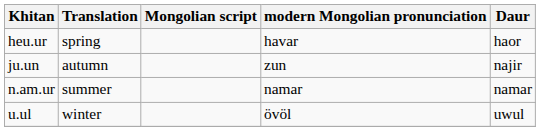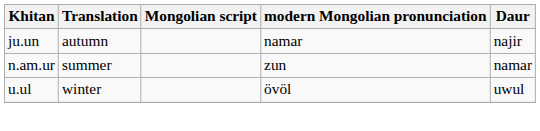- row: (27, 41)
(275, 65) zun -> (283, 41) namar
(283, 89) namar -> (275, 65) zun
